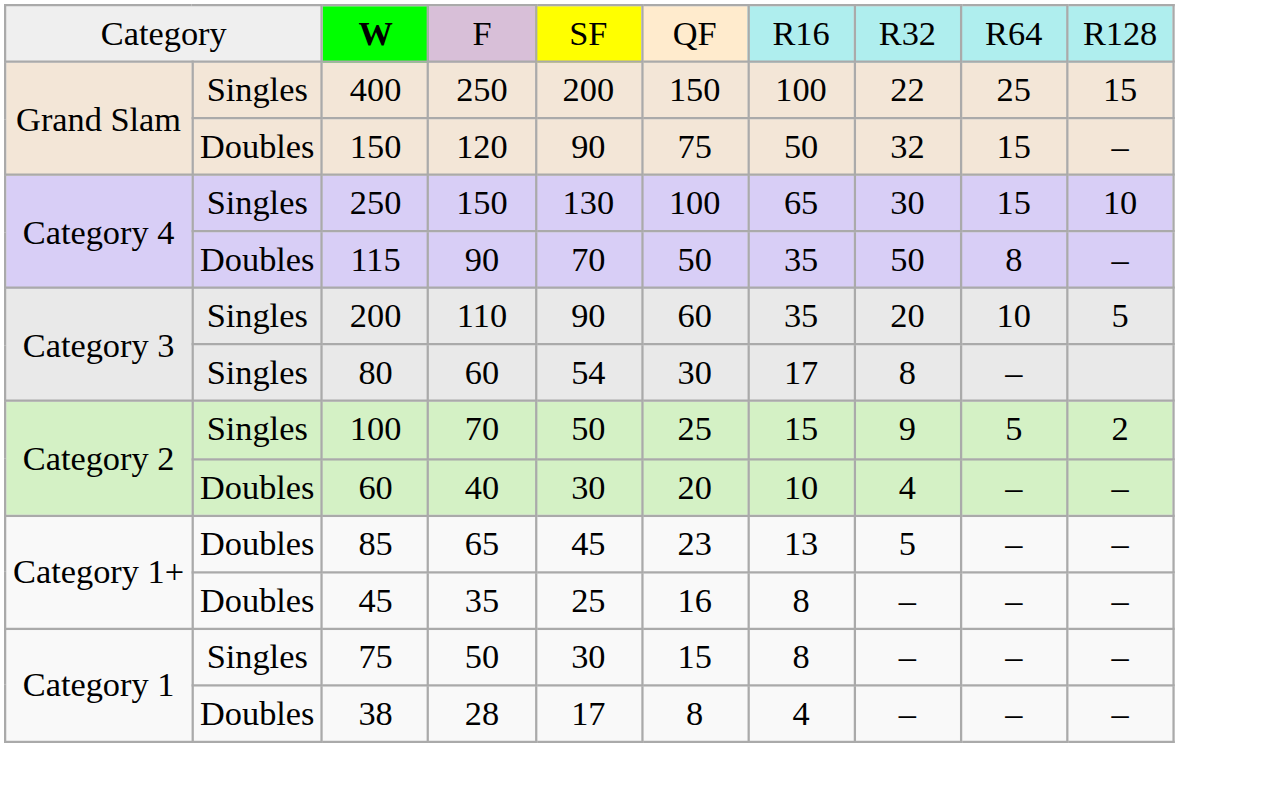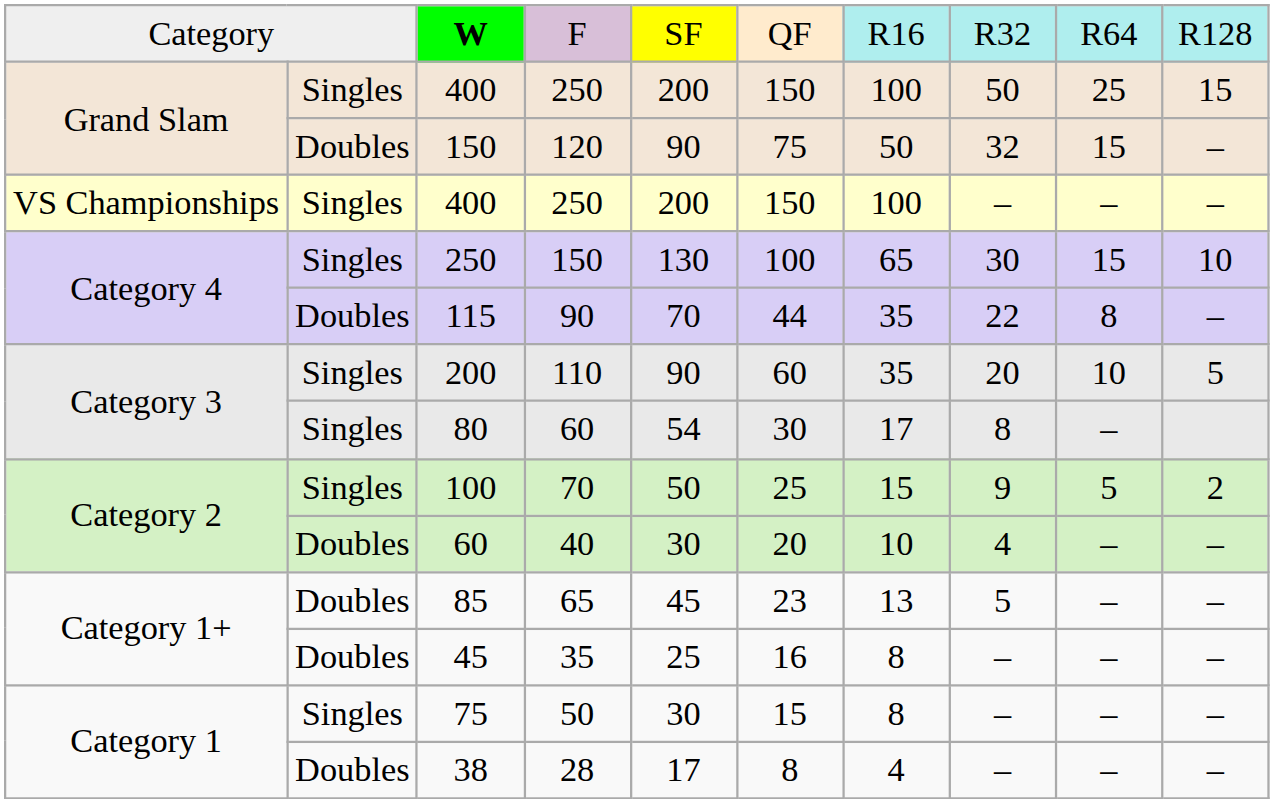(907, 89) 22 -> (1002, 89) 50
+ row: (146, 202)
(695, 259) 50 -> (790, 316) 44
(907, 259) 50 -> (1002, 316) 22
